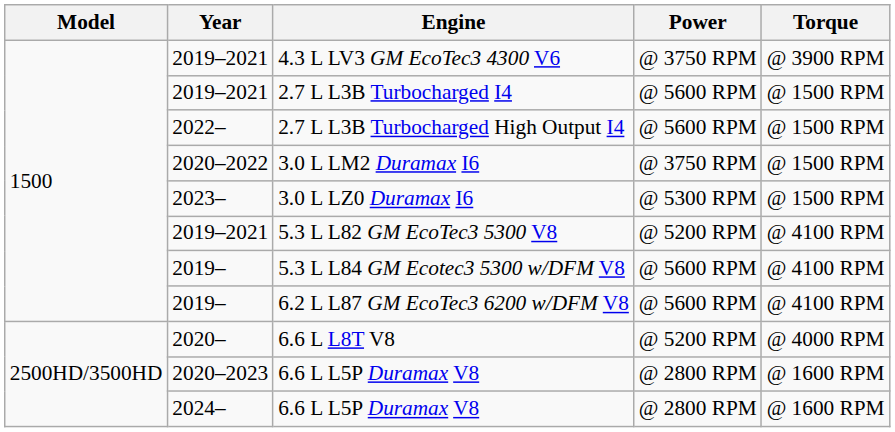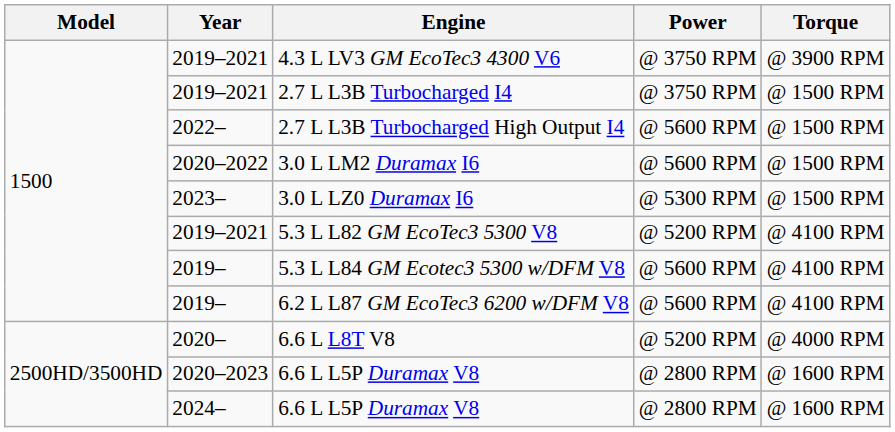(698, 92) @ 5600 RPM -> (698, 92) @ 3750 RPM
(698, 163) @ 3750 RPM -> (698, 163) @ 5600 RPM
